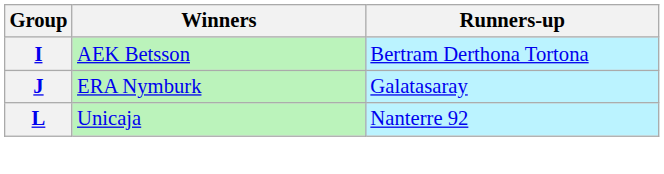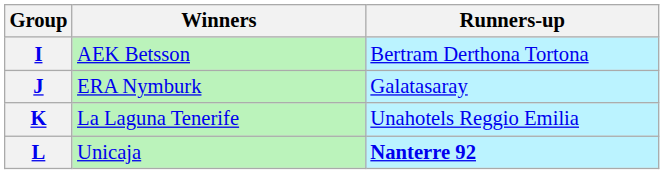+ row: (38, 119)
(419, 119) normal -> (423, 151) bold
